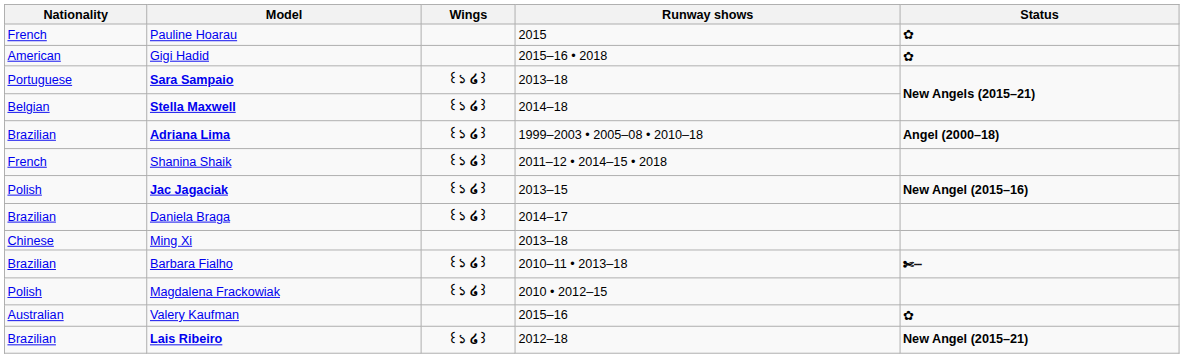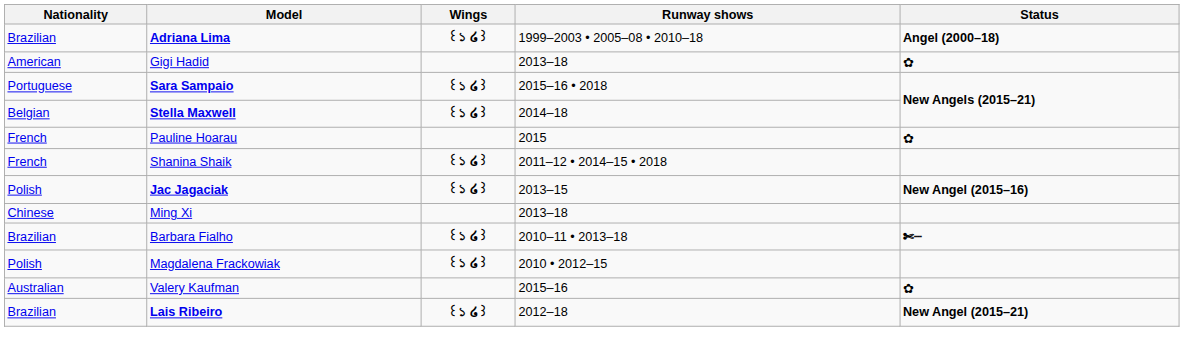rows swapped: (190, 134) <-> (194, 34)
(563, 55) 2015–16 • 2018 -> (543, 62) 2013–18
(543, 79) 2013–18 -> (563, 86) 2015–16 • 2018
- row: (190, 216)
